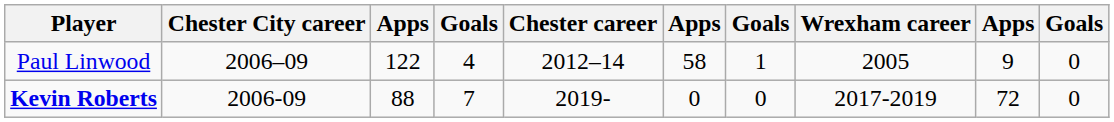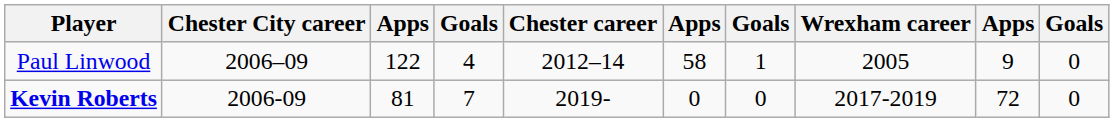(403, 98) 88 -> (403, 98) 81
